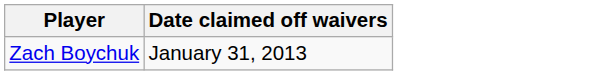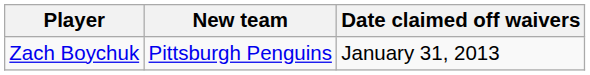+ column: (240, 20)
